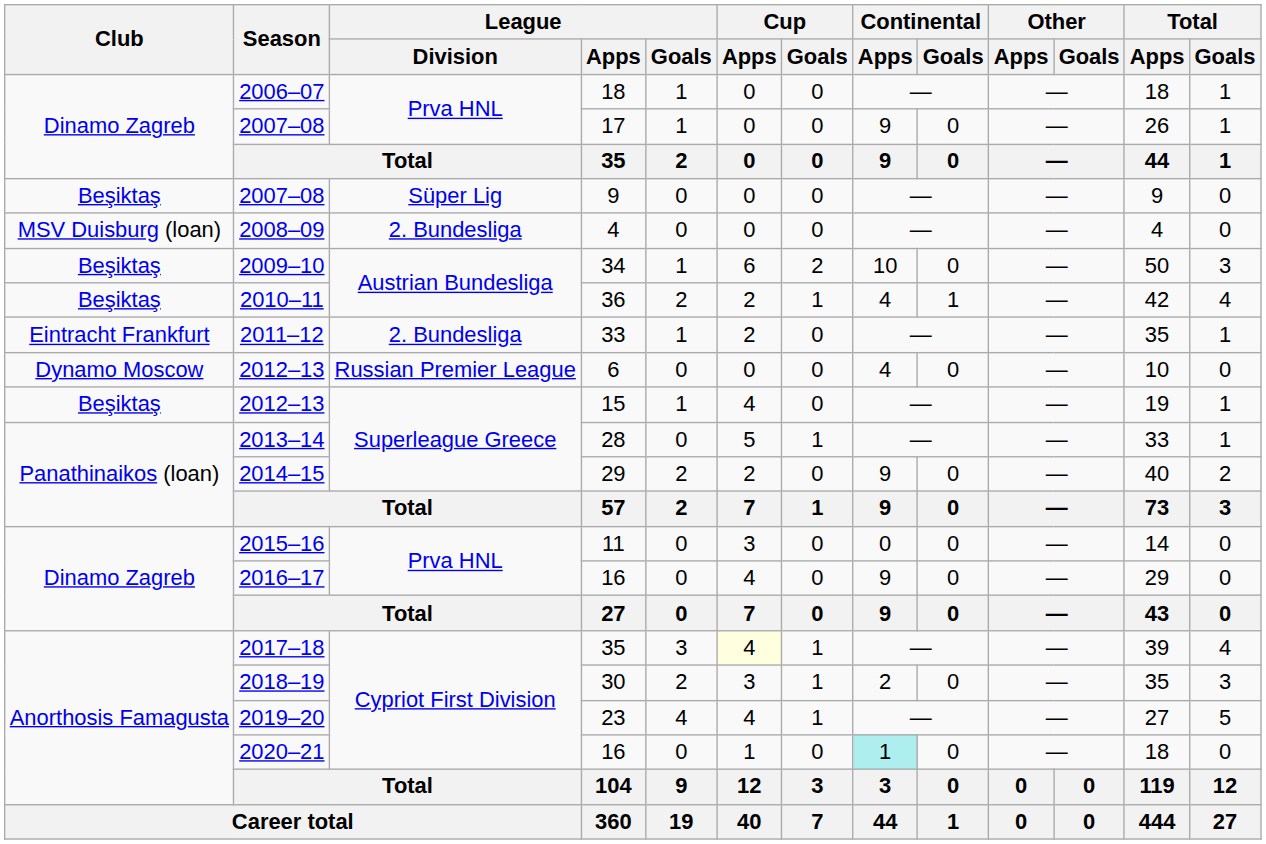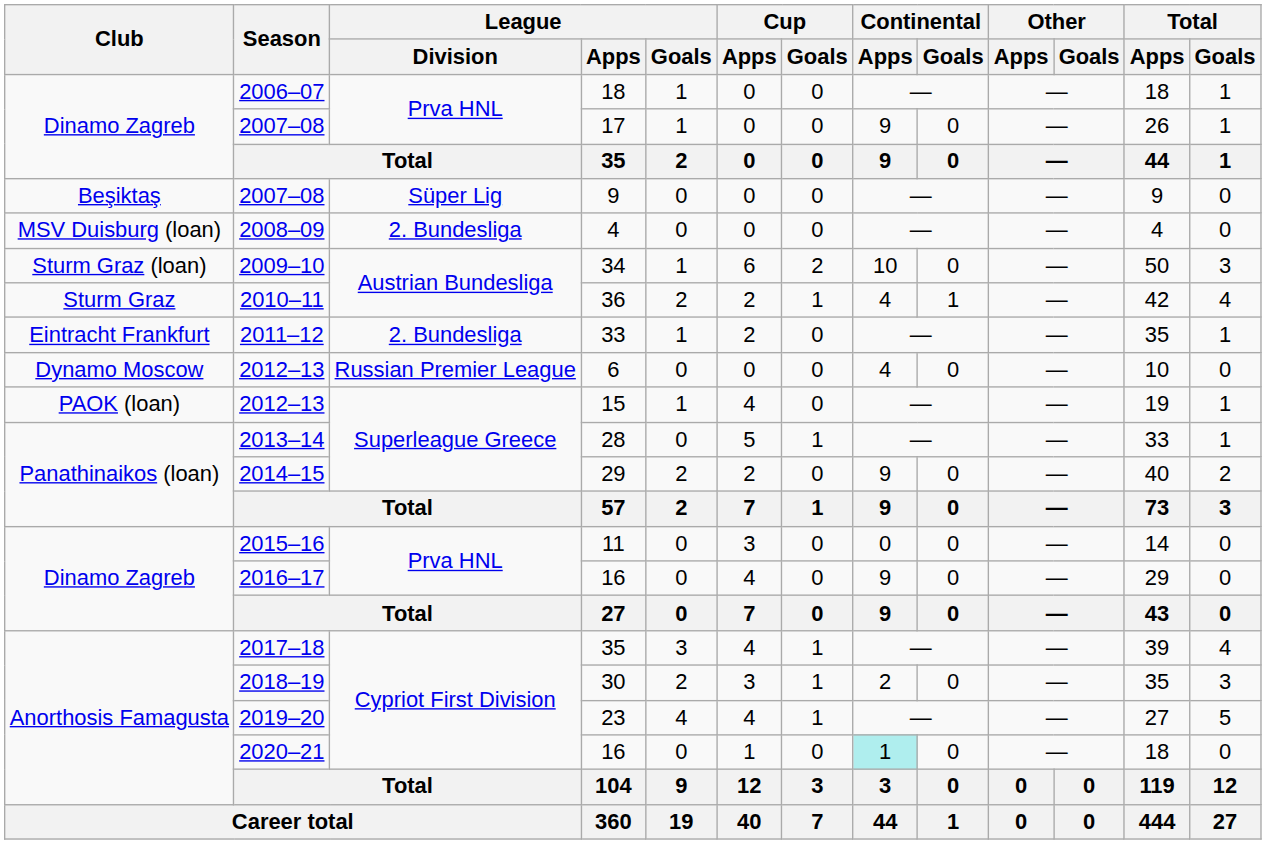(119, 265) Beşiktaş -> (119, 265) Sturm Graz (loan)
(119, 299) Beşiktaş -> (119, 299) Sturm Graz
(119, 404) Beşiktaş -> (119, 404) PAOK (loan)
(749, 647) lightyellow background -> (749, 647) no background
